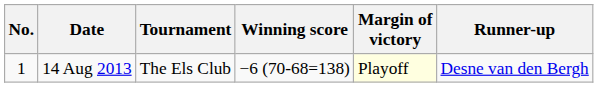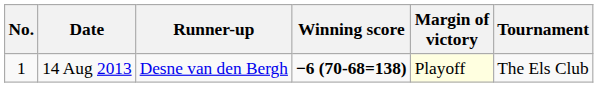columns swapped: (186, 29) <-> (515, 29)
(295, 68) normal -> (351, 68) bold
